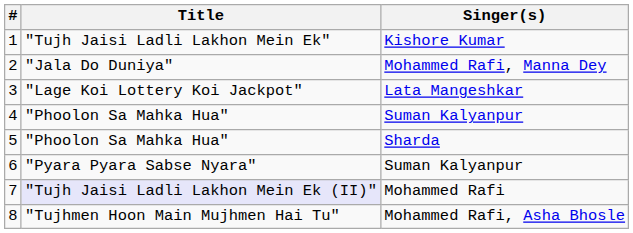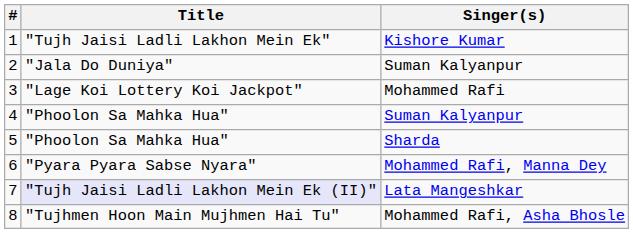(495, 67) Mohammed Rafi, Manna Dey -> (454, 67) Suman Kalyanpur
(454, 92) Lata Mangeshkar -> (445, 92) Mohammed Rafi
(454, 167) Suman Kalyanpur -> (495, 167) Mohammed Rafi, Manna Dey
(445, 192) Mohammed Rafi -> (454, 192) Lata Mangeshkar
